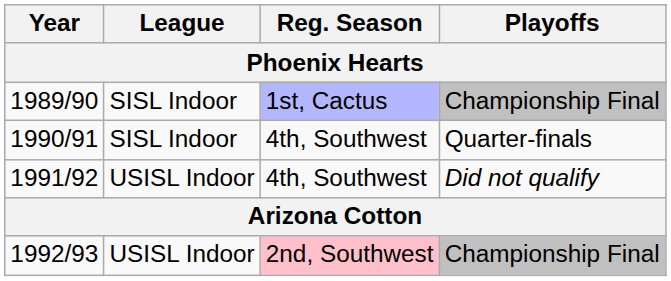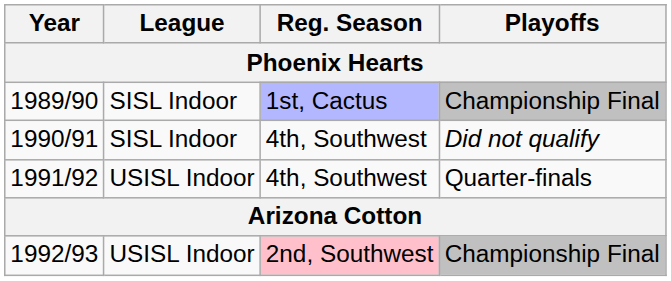(518, 139) Quarter-finals -> (522, 139) Did not qualify
(522, 178) Did not qualify -> (518, 178) Quarter-finals
